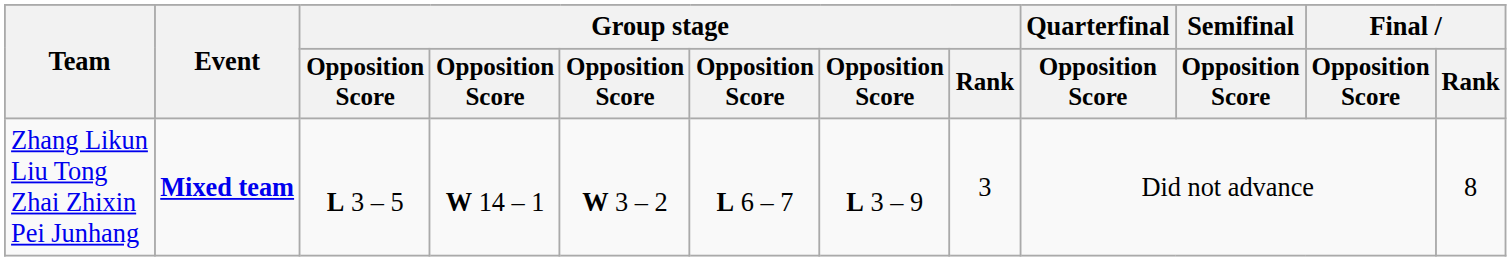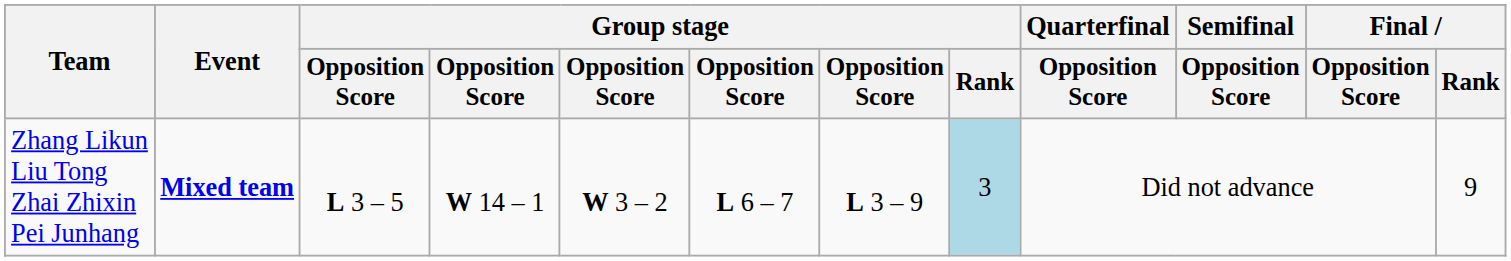(985, 187) no background -> (985, 187) lightblue background
(1471, 187) 8 -> (1471, 187) 9
